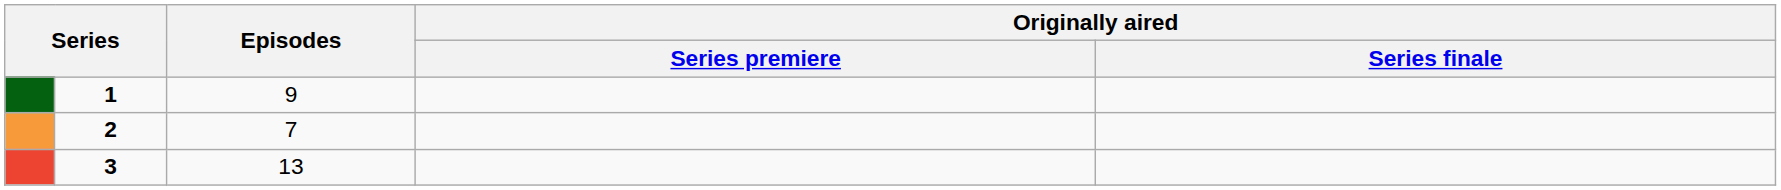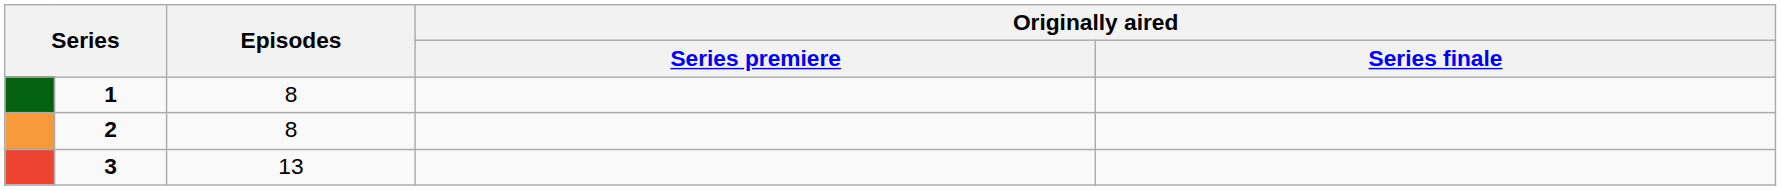(291, 94) 9 -> (291, 94) 8
(291, 130) 7 -> (291, 130) 8
